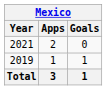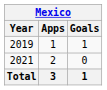rows swapped: (22, 61) <-> (22, 45)
